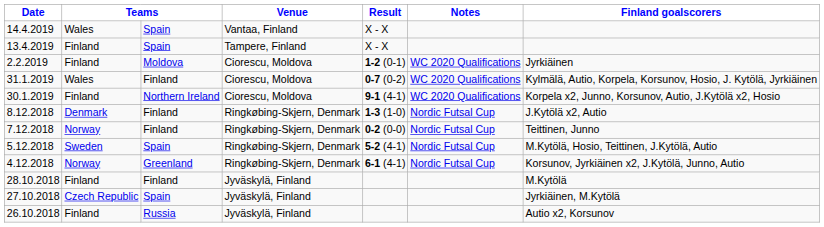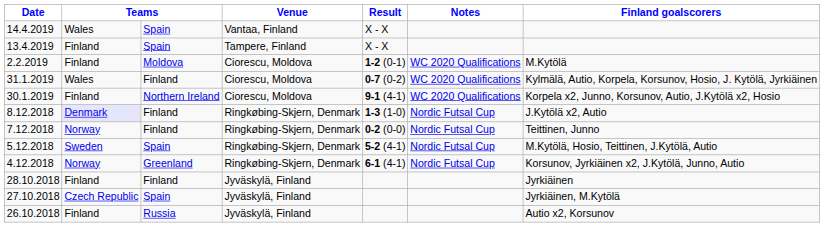(549, 63) Jyrkiäinen -> (546, 63) M.Kytölä
(86, 113) no background -> (86, 113) lavender background
(546, 180) M.Kytölä -> (549, 180) Jyrkiäinen
